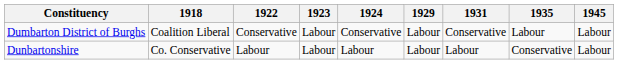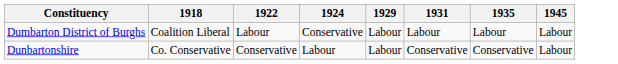- column: (319, 13)
(266, 31) Conservative -> (253, 31) Labour
(476, 31) Conservative -> (423, 31) Labour
(253, 50) Labour -> (266, 50) Conservative
(462, 50) Labour -> (437, 50) Conservative
